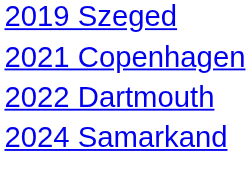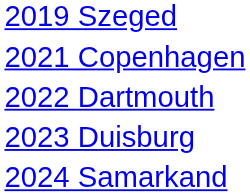+ row: (100, 137)
